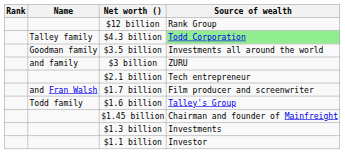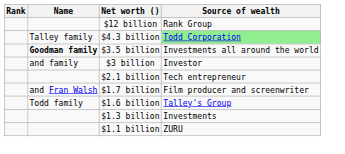(63, 50) normal -> (63, 50) bold
(178, 63) ZURU -> (183, 63) Investor
- row: (133, 116)
(188, 142) Investor -> (173, 129) ZURU
